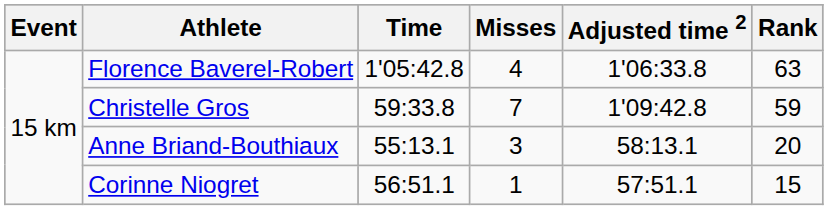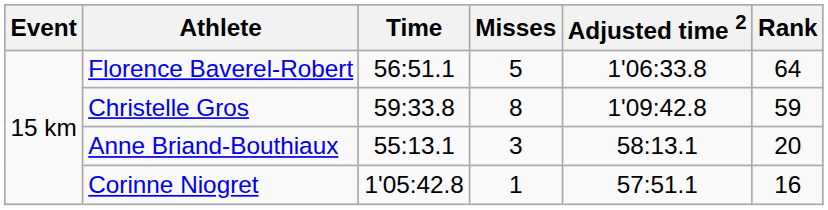(414, 69) 1'05:42.8 -> (414, 69) 56:51.1
(516, 69) 4 -> (516, 69) 5
(788, 69) 63 -> (788, 69) 64
(516, 108) 7 -> (516, 108) 8
(414, 185) 56:51.1 -> (414, 185) 1'05:42.8
(788, 185) 15 -> (788, 185) 16
